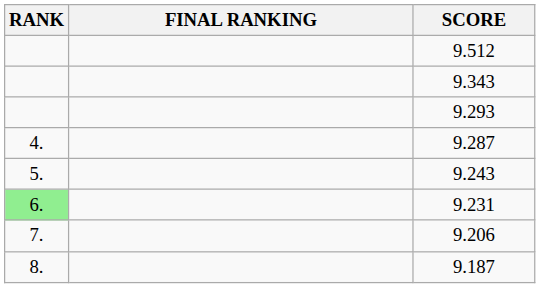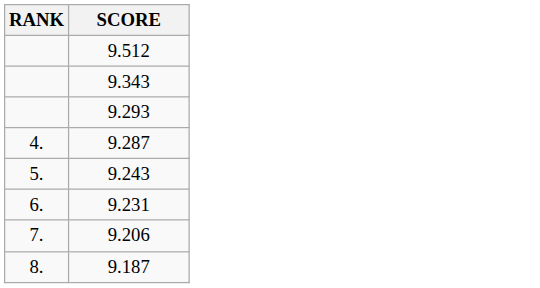- column: (241, 20)
(36, 205) lightgreen background -> (36, 205) no background
